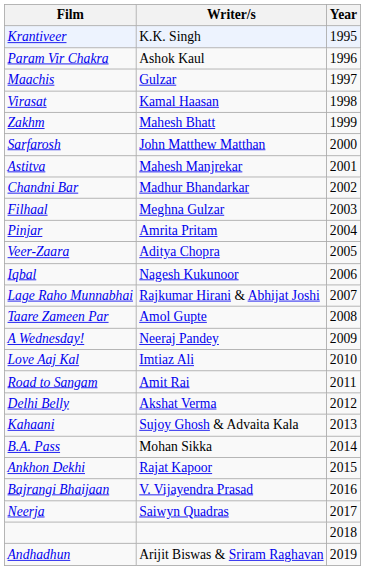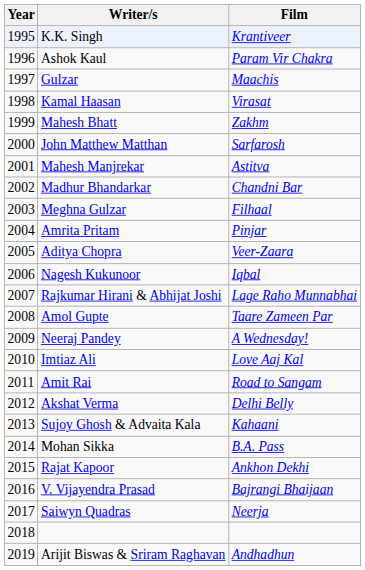columns swapped: (343, 15) <-> (70, 15)
